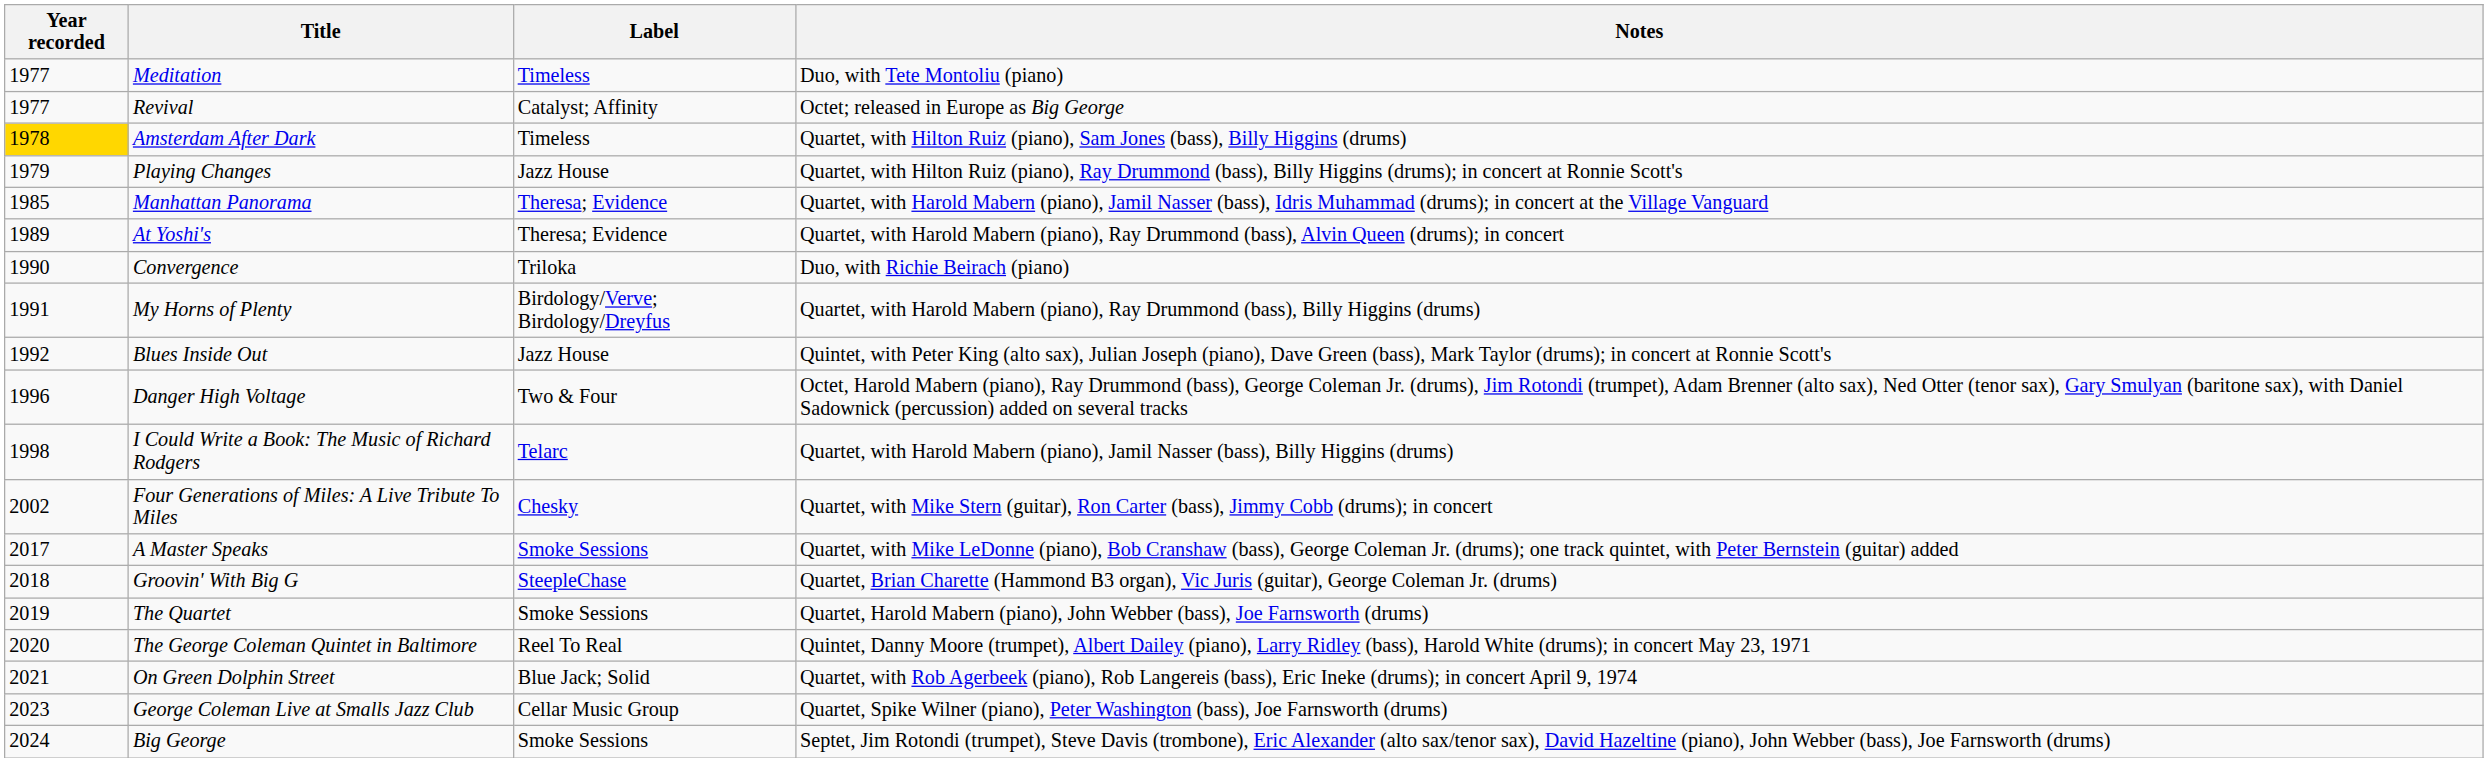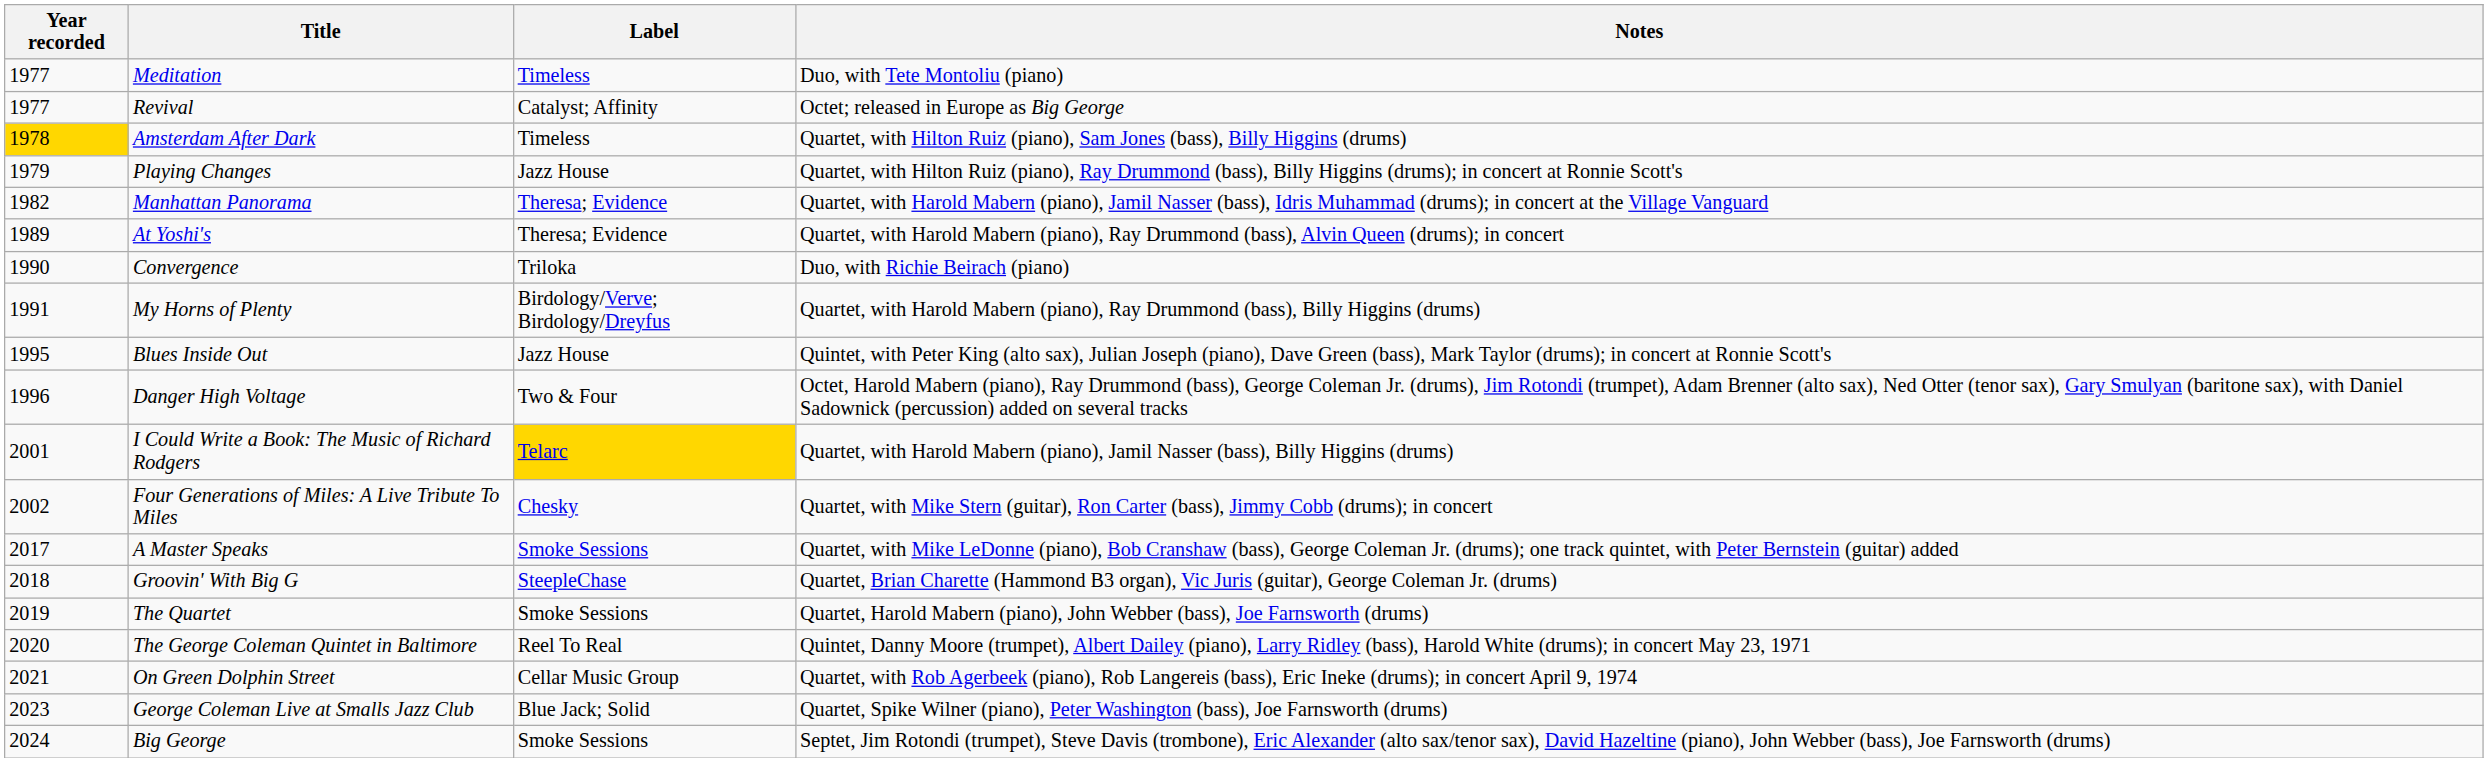(29, 203) 1985 -> (29, 203) 1982
(29, 353) 1992 -> (29, 353) 1995
(29, 451) 1998 -> (29, 451) 2001
(543, 451) no background -> (543, 451) gold background
(584, 677) Blue Jack; Solid -> (598, 677) Cellar Music Group
(598, 709) Cellar Music Group -> (584, 709) Blue Jack; Solid
